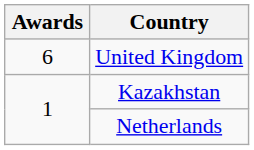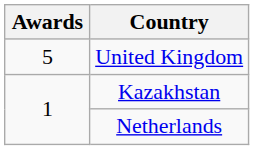(47, 56) 6 -> (47, 56) 5
